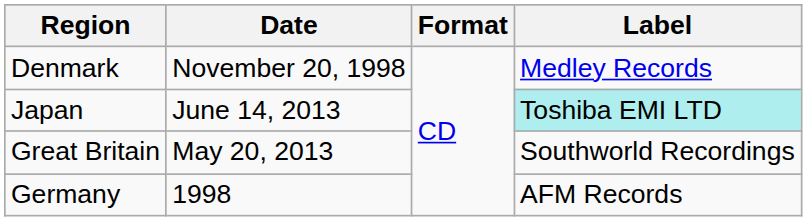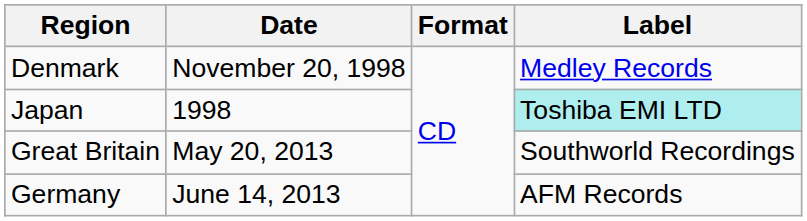(256, 109) June 14, 2013 -> (202, 109) 1998
(202, 194) 1998 -> (256, 194) June 14, 2013
